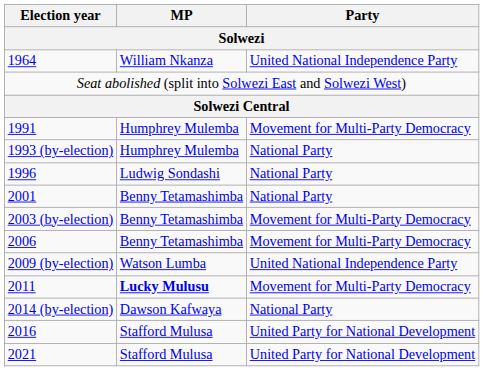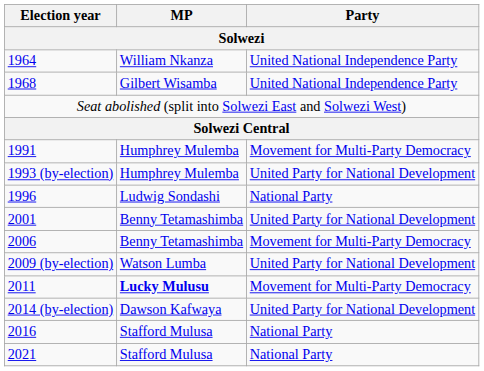+ row: (22, 83)
(291, 151) National Party -> (362, 173) United Party for National Development
(291, 196) National Party -> (362, 219) United Party for National Development
- row: (61, 219)
(354, 264) United National Independence Party -> (362, 264) United Party for National Development
(291, 309) National Party -> (362, 309) United Party for National Development
(362, 331) United Party for National Development -> (291, 331) National Party
(362, 354) United Party for National Development -> (291, 354) National Party
